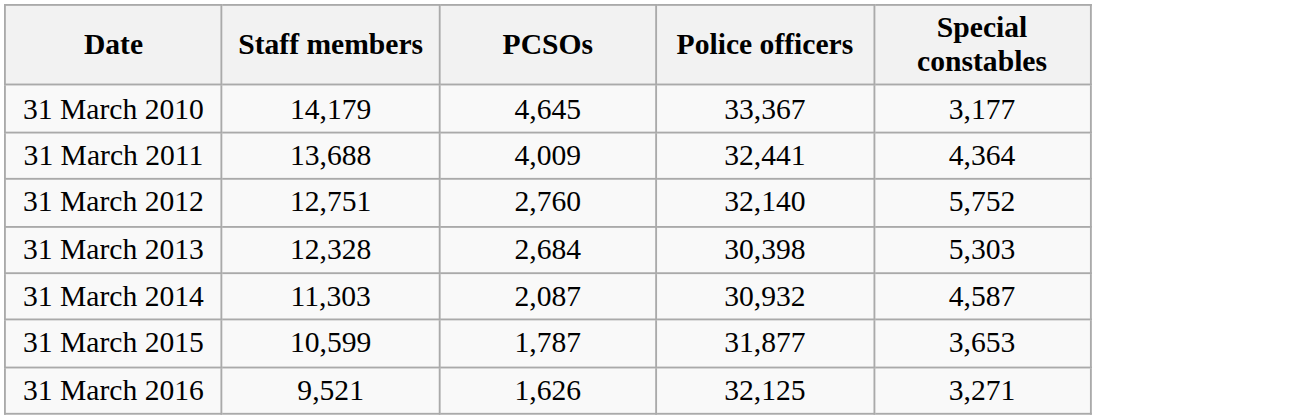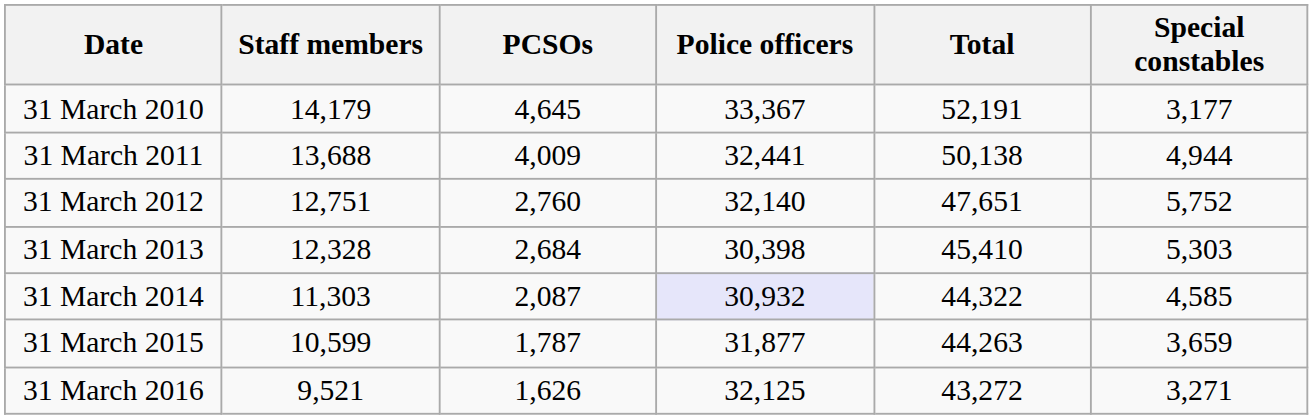+ column: (982, 44)
(982, 155) 4,364 -> (1199, 155) 4,944
(765, 295) no background -> (765, 295) lavender background
(982, 295) 4,587 -> (1199, 295) 4,585
(982, 342) 3,653 -> (1199, 342) 3,659
